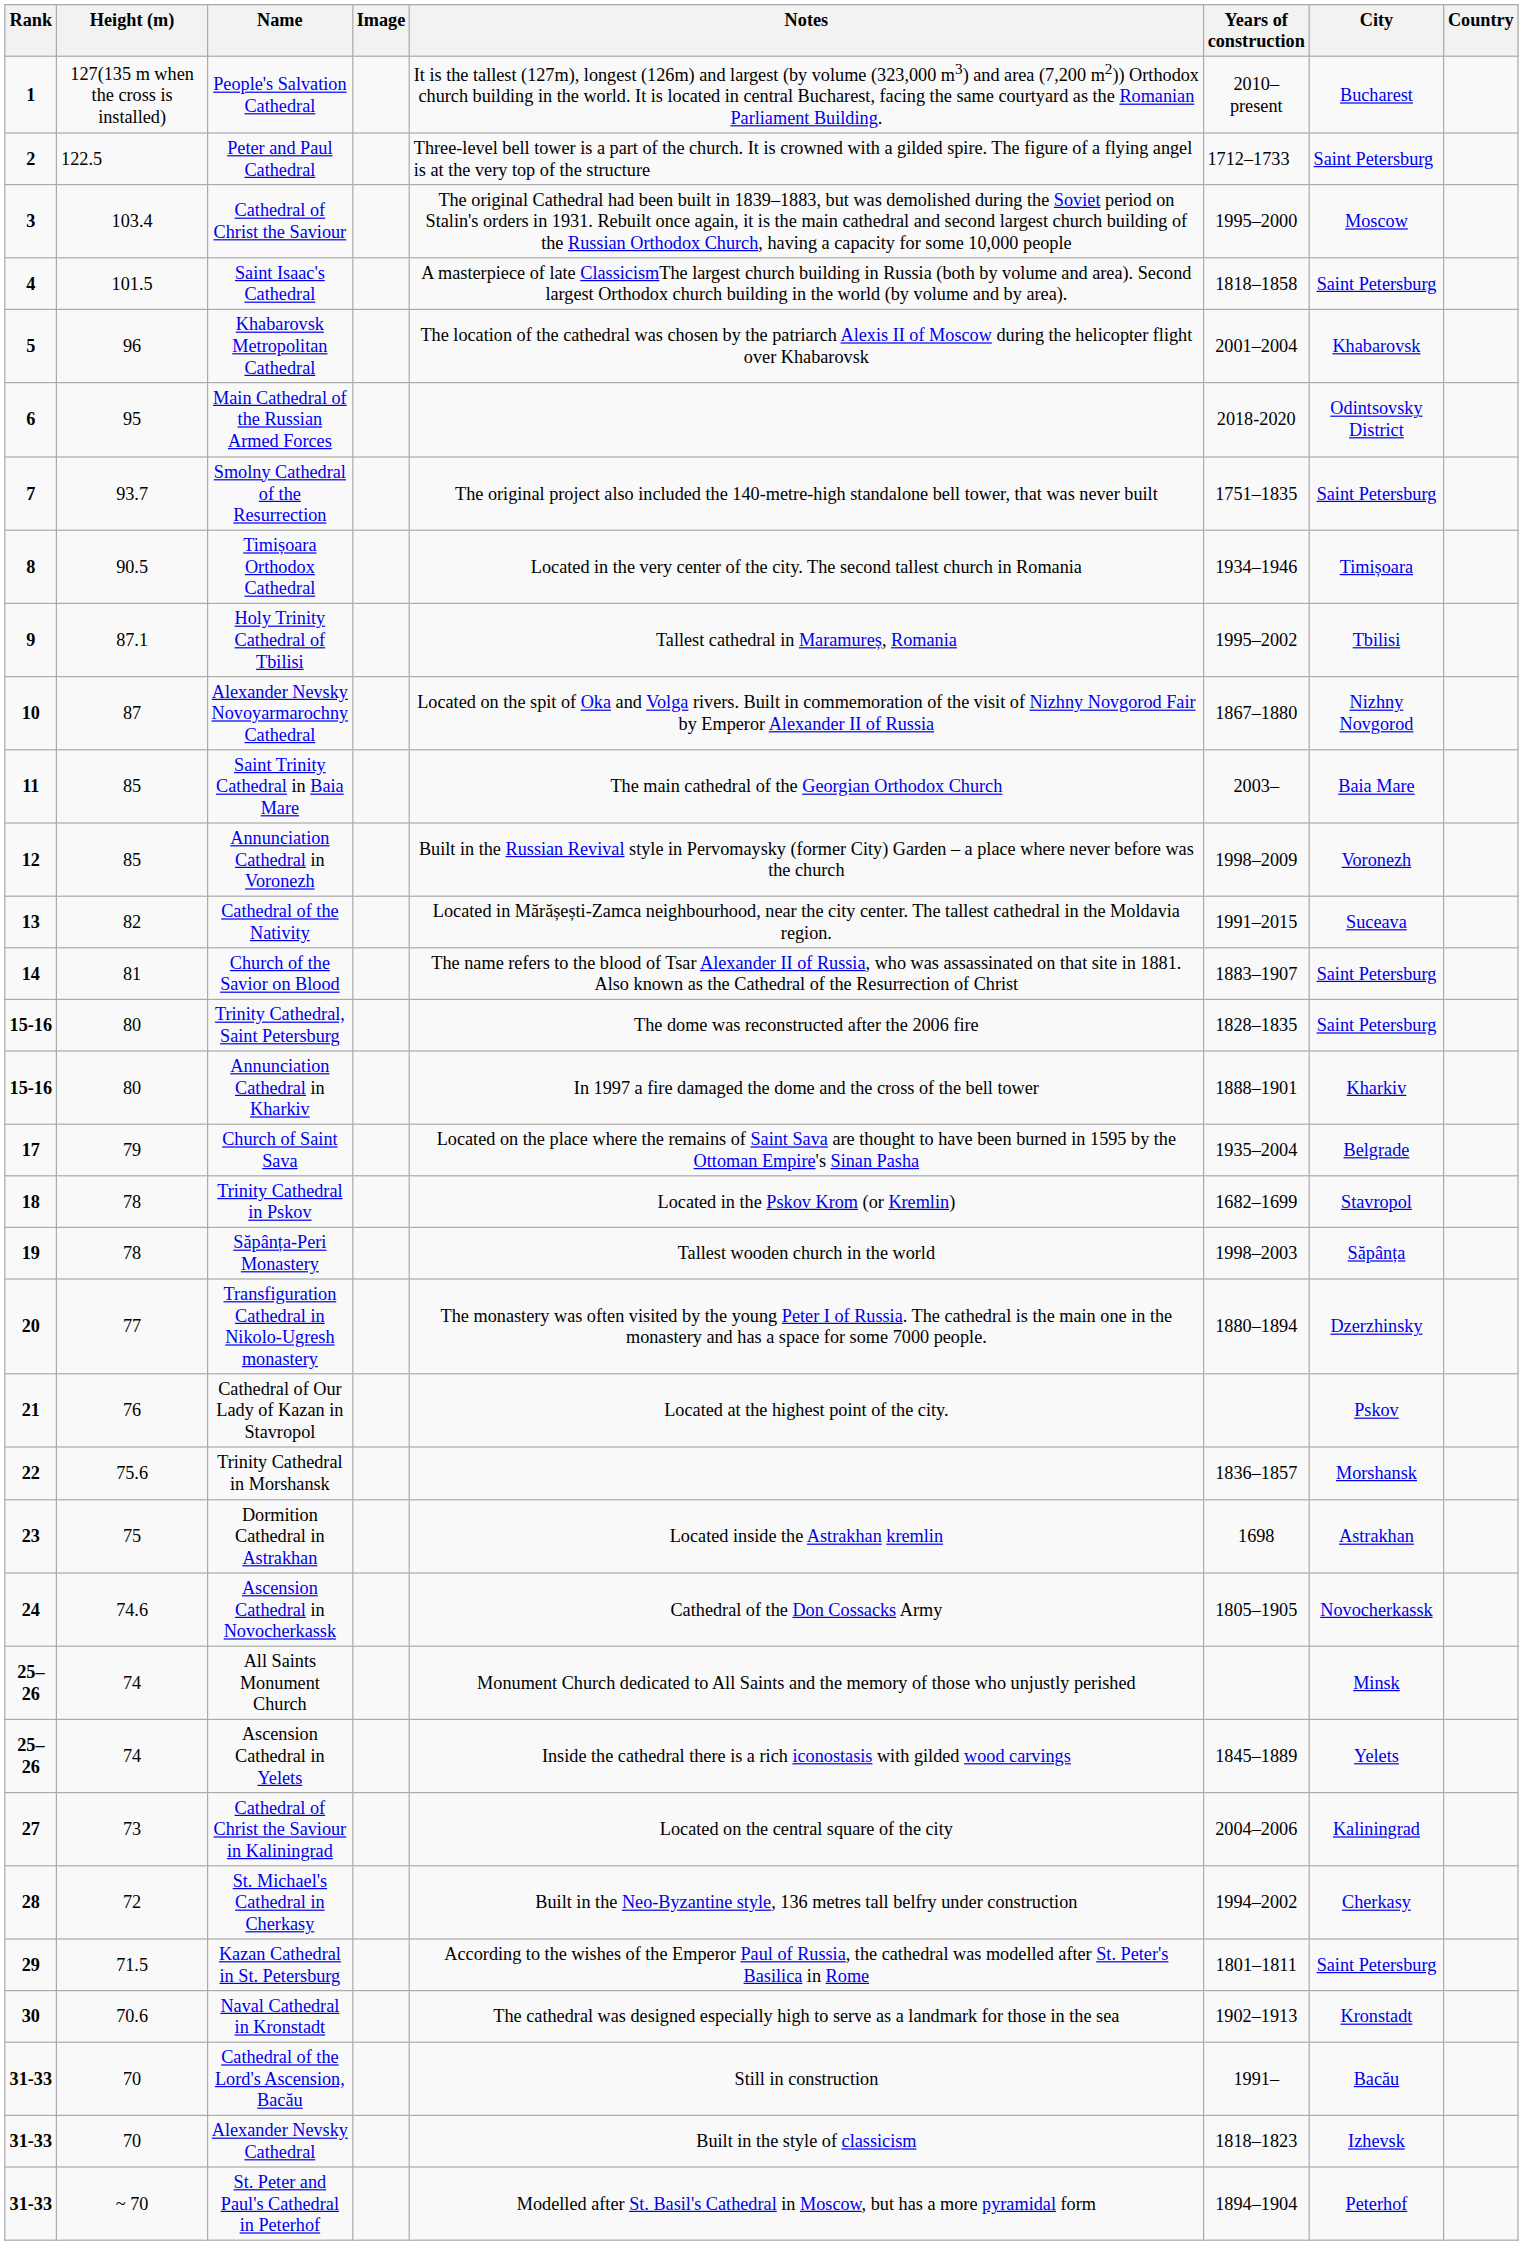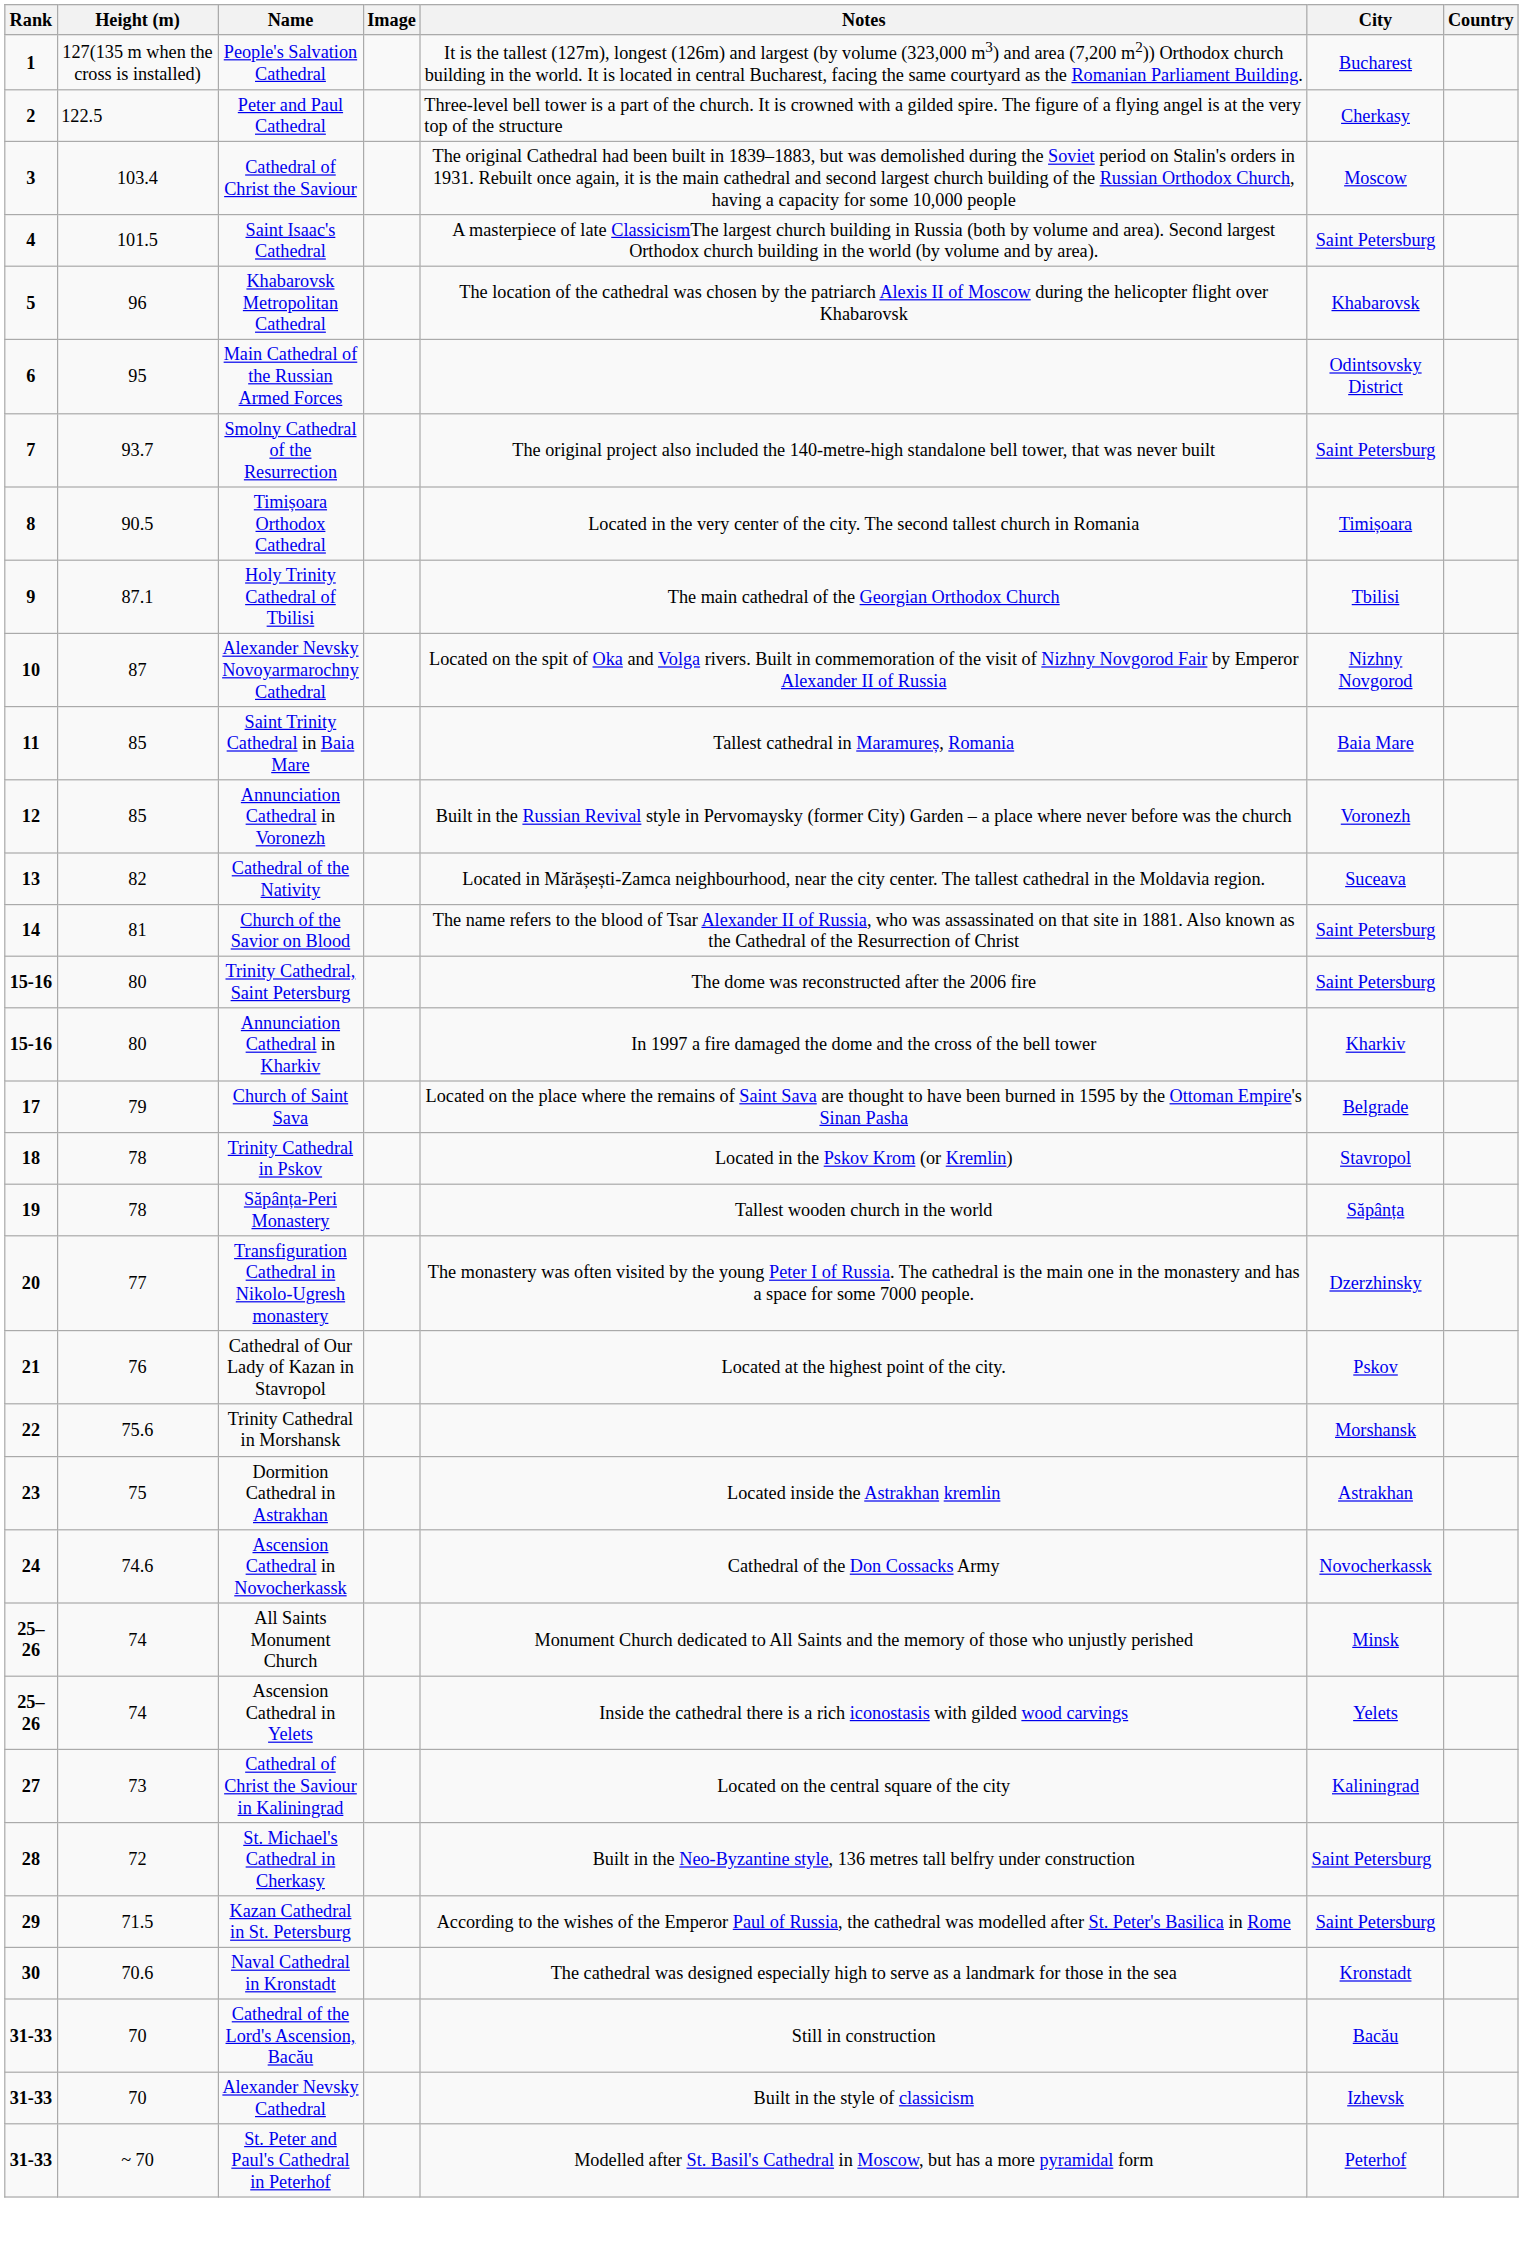- column: (1256, 30)
(1373, 158) Saint Petersburg -> (1376, 115) Cherkasy
(806, 639) Tallest cathedral in Maramureș, Romania -> (864, 596) The main cathedral of the Georgian Orthodox Church
(806, 786) The main cathedral of the Georgian Orthodox Church -> (864, 742) Tallest cathedral in Maramureș, Romania
(1376, 1902) Cherkasy -> (1371, 1858) Saint Petersburg
